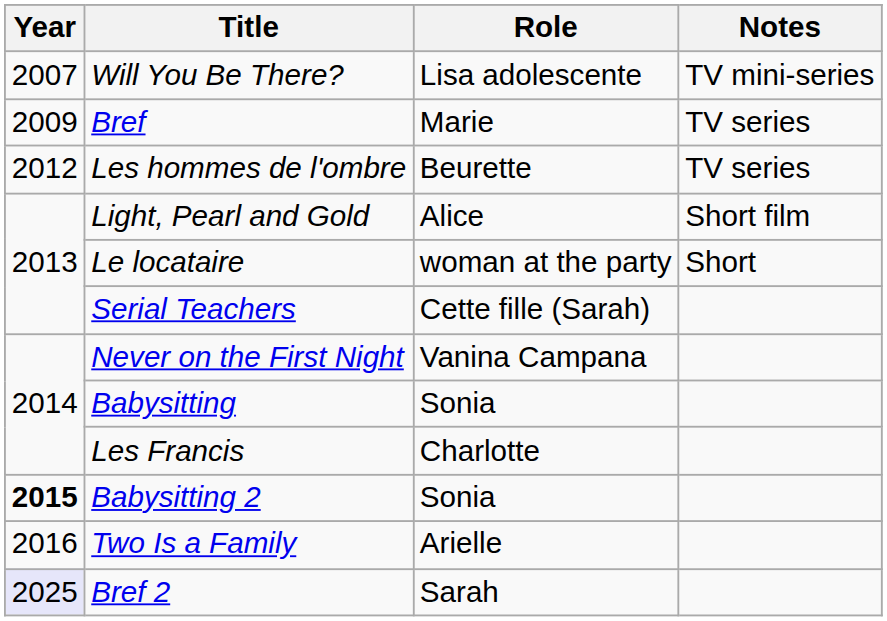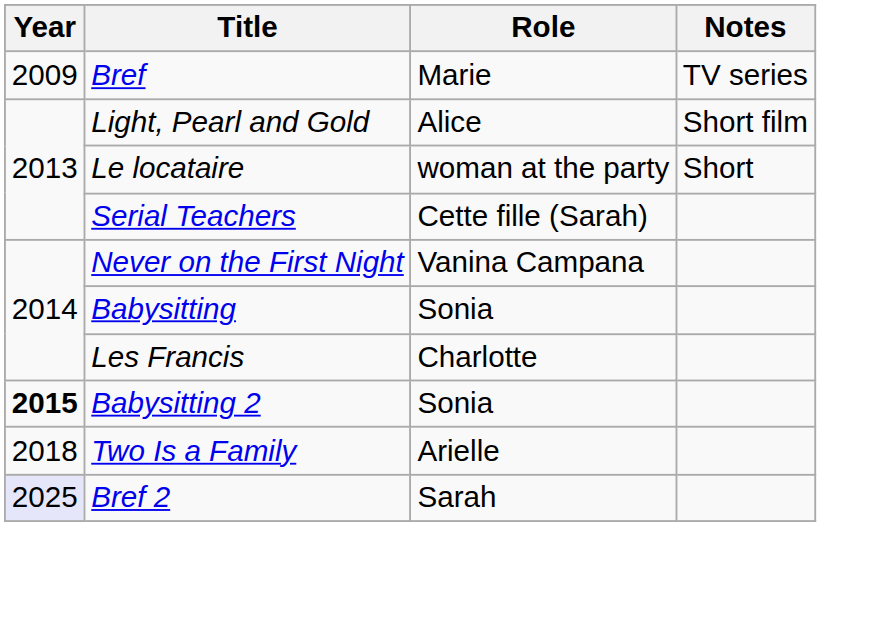- row: (218, 74)
- row: (249, 168)
(45, 544) 2016 -> (45, 450) 2018
